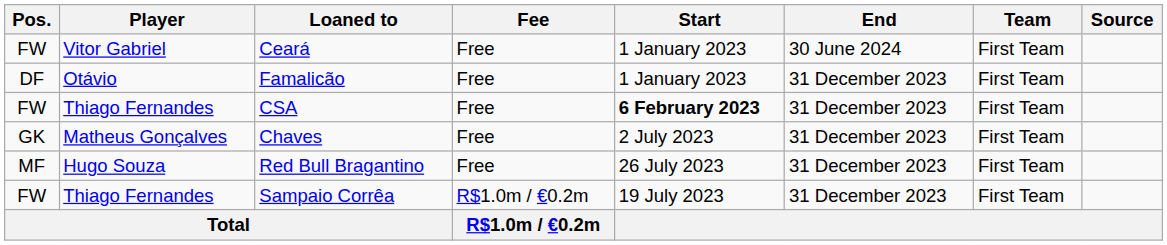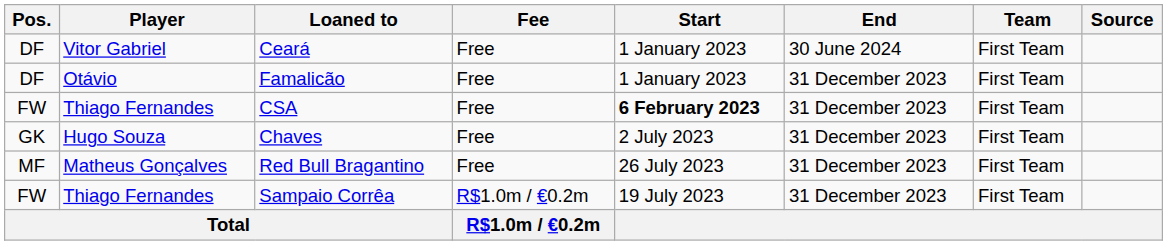(32, 49) FW -> (32, 49) DF
(145, 137) Matheus Gonçalves -> (114, 137) Hugo Souza
(114, 166) Hugo Souza -> (145, 166) Matheus Gonçalves
